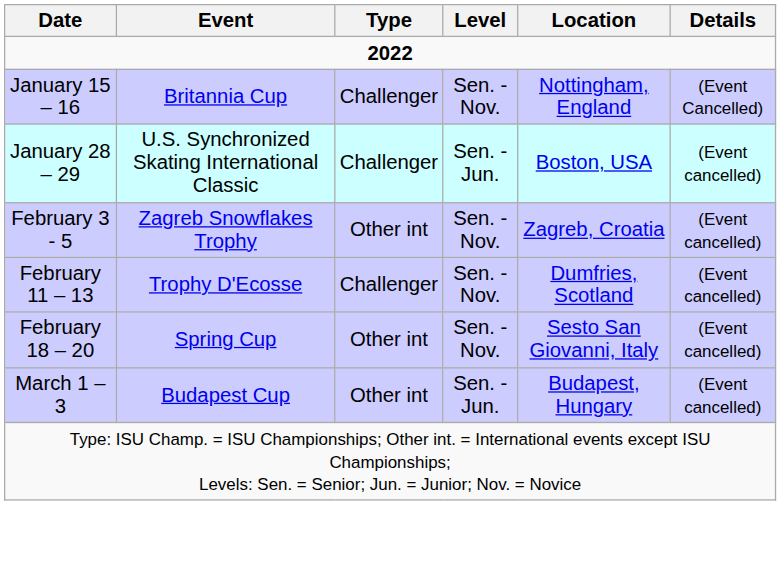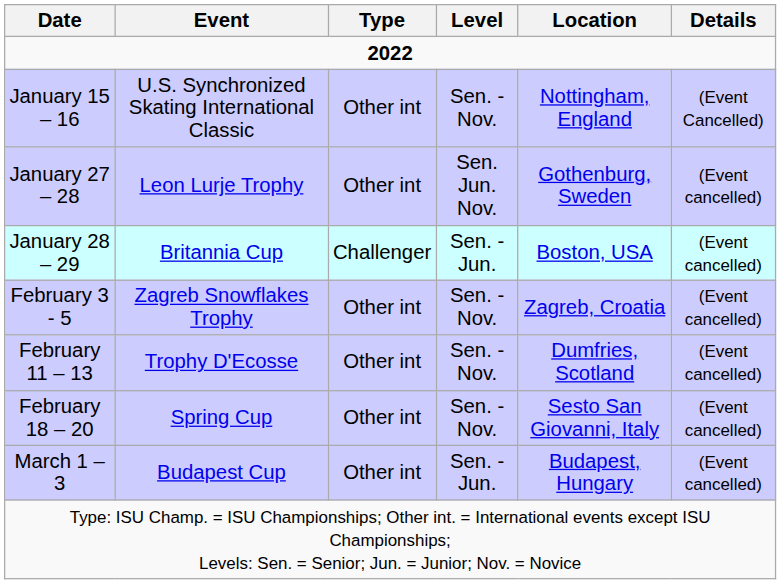(226, 96) Britannia Cup -> (221, 107) U.S. Synchronized Skating International Classic
(389, 96) Challenger -> (382, 107) Other int
+ row: (60, 185)
(226, 163) U.S. Synchronized Skating International Classic -> (221, 252) Britannia Cup
(389, 284) Challenger -> (382, 362) Other int
